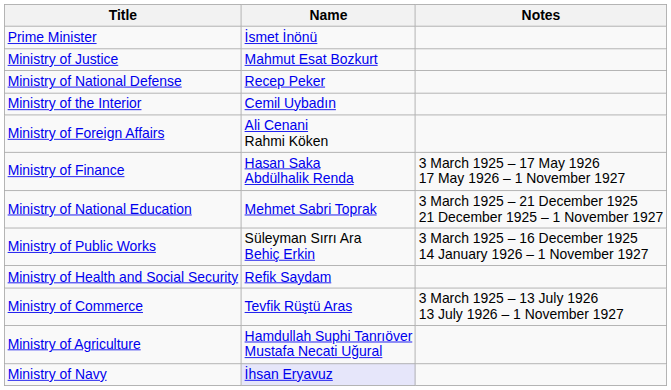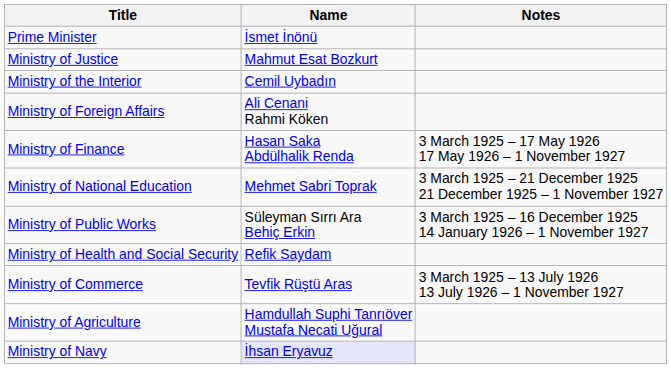- row: (95, 81)
